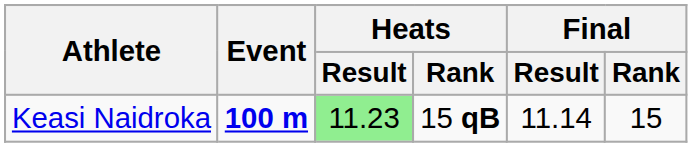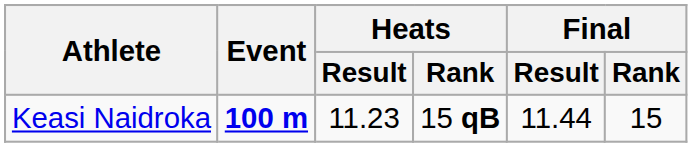(364, 119) lightgreen background -> (364, 119) no background
(556, 119) 11.14 -> (556, 119) 11.44
